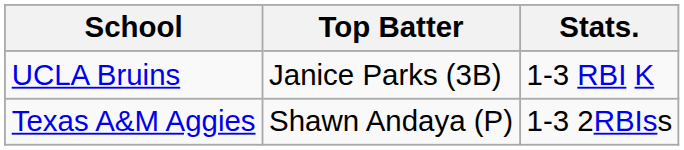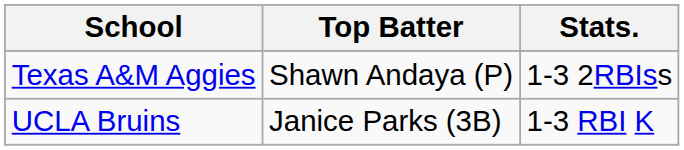rows swapped: (134, 121) <-> (96, 74)
